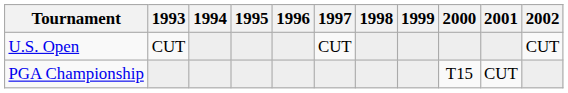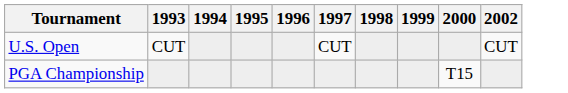- column: (501, 18)
